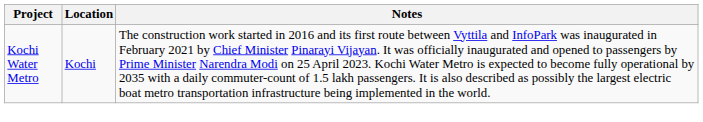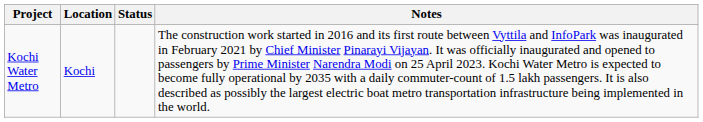+ column: (135, 14)
